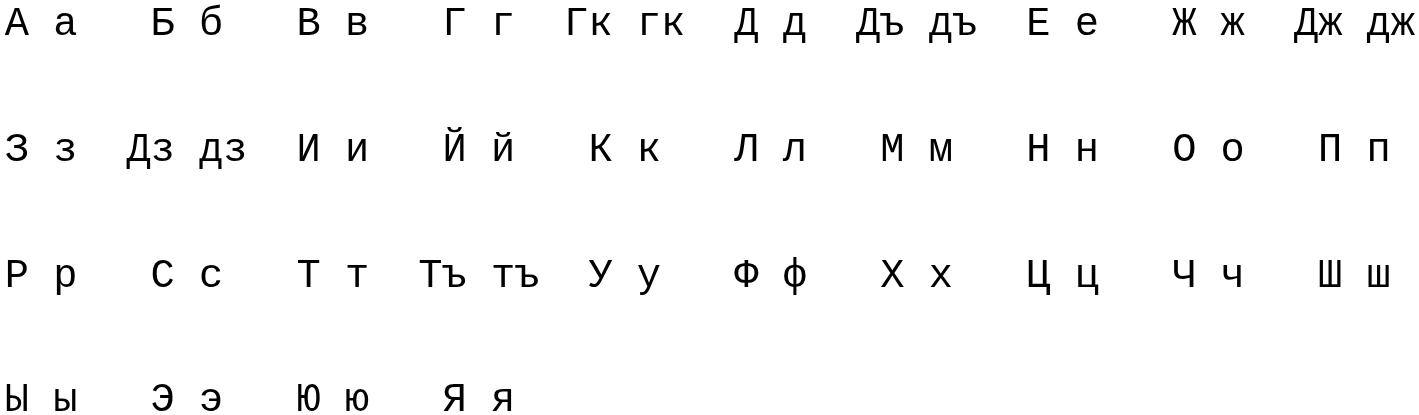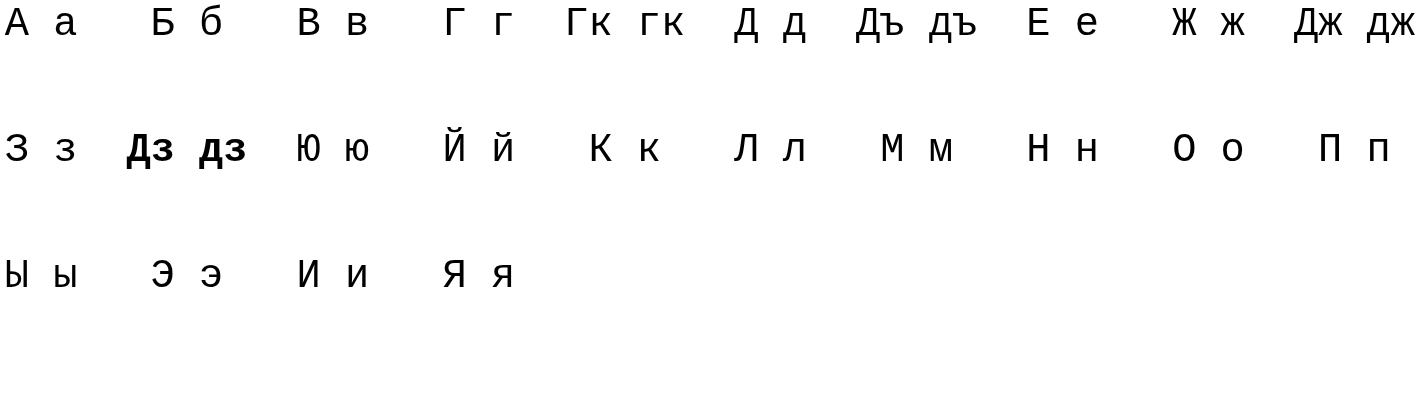(187, 150) normal -> (187, 150) bold
(333, 150) И и -> (333, 150) Ю ю
- row: (41, 276)
(333, 401) Ю ю -> (333, 276) И и
